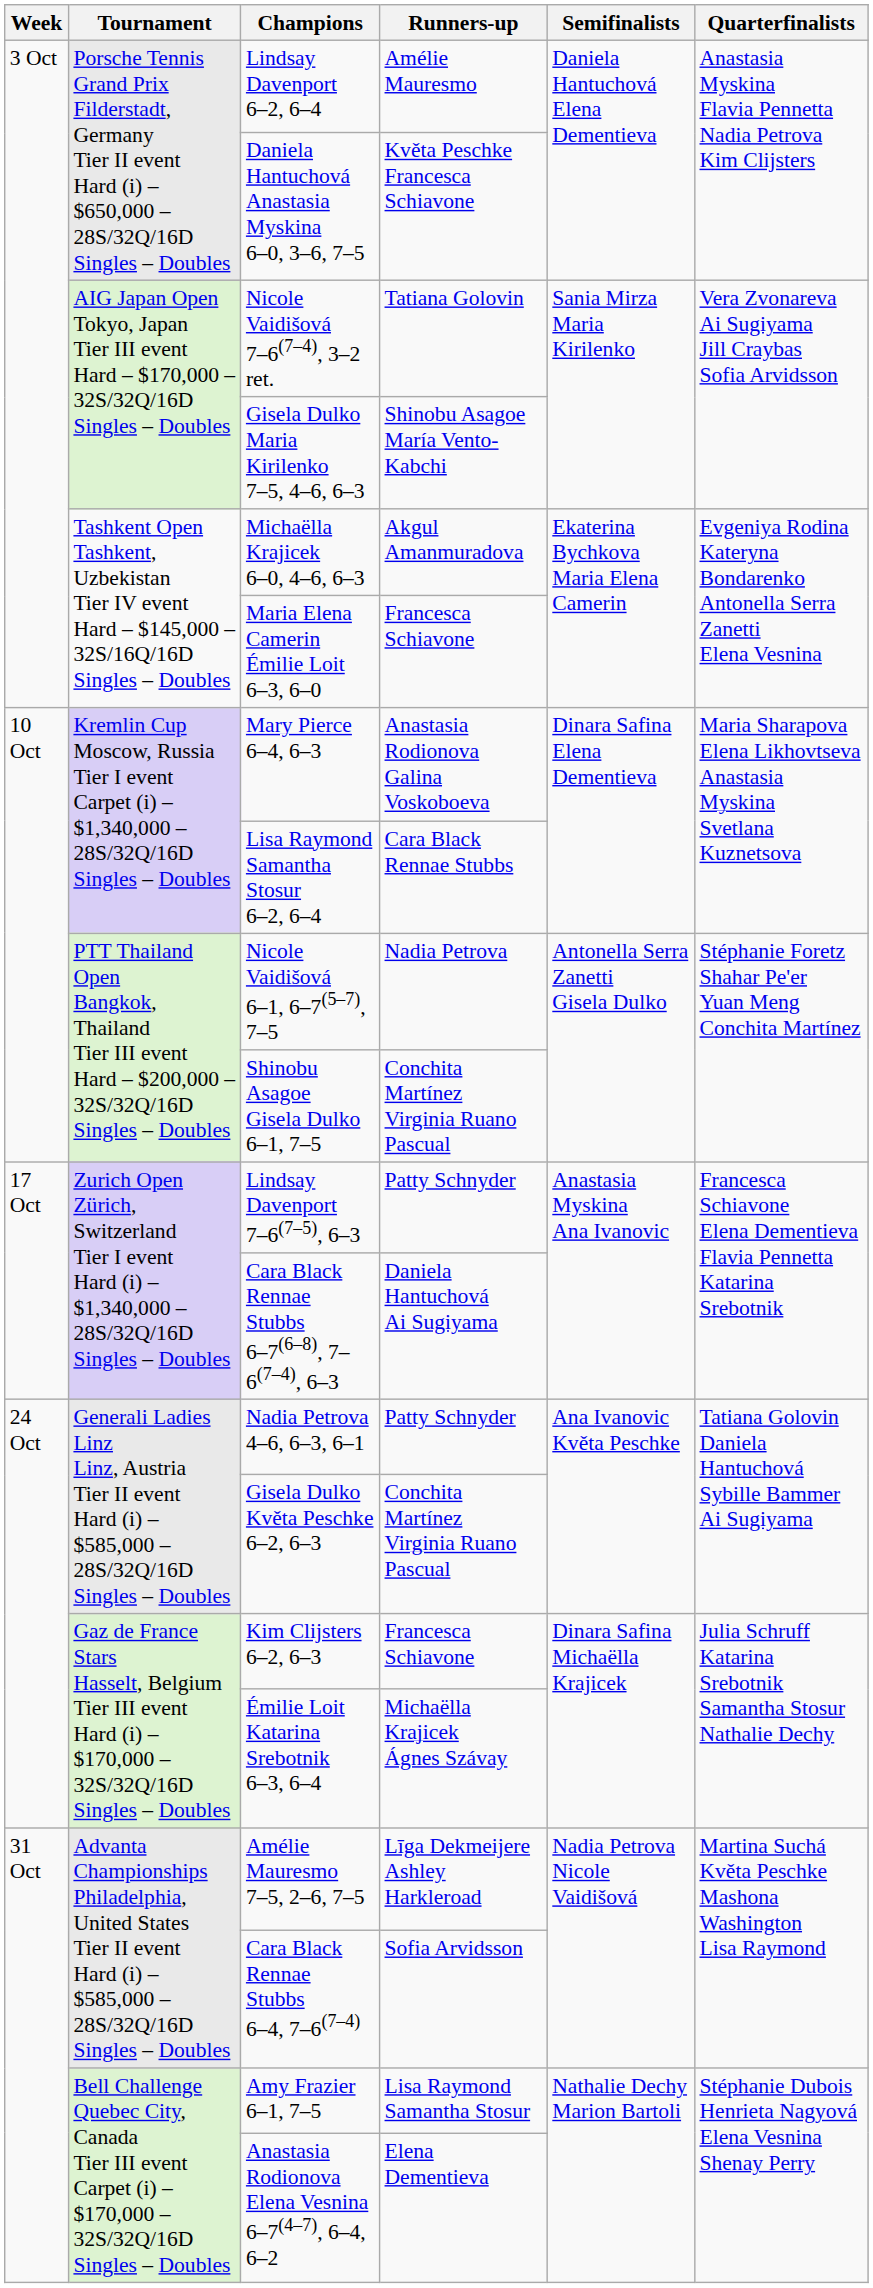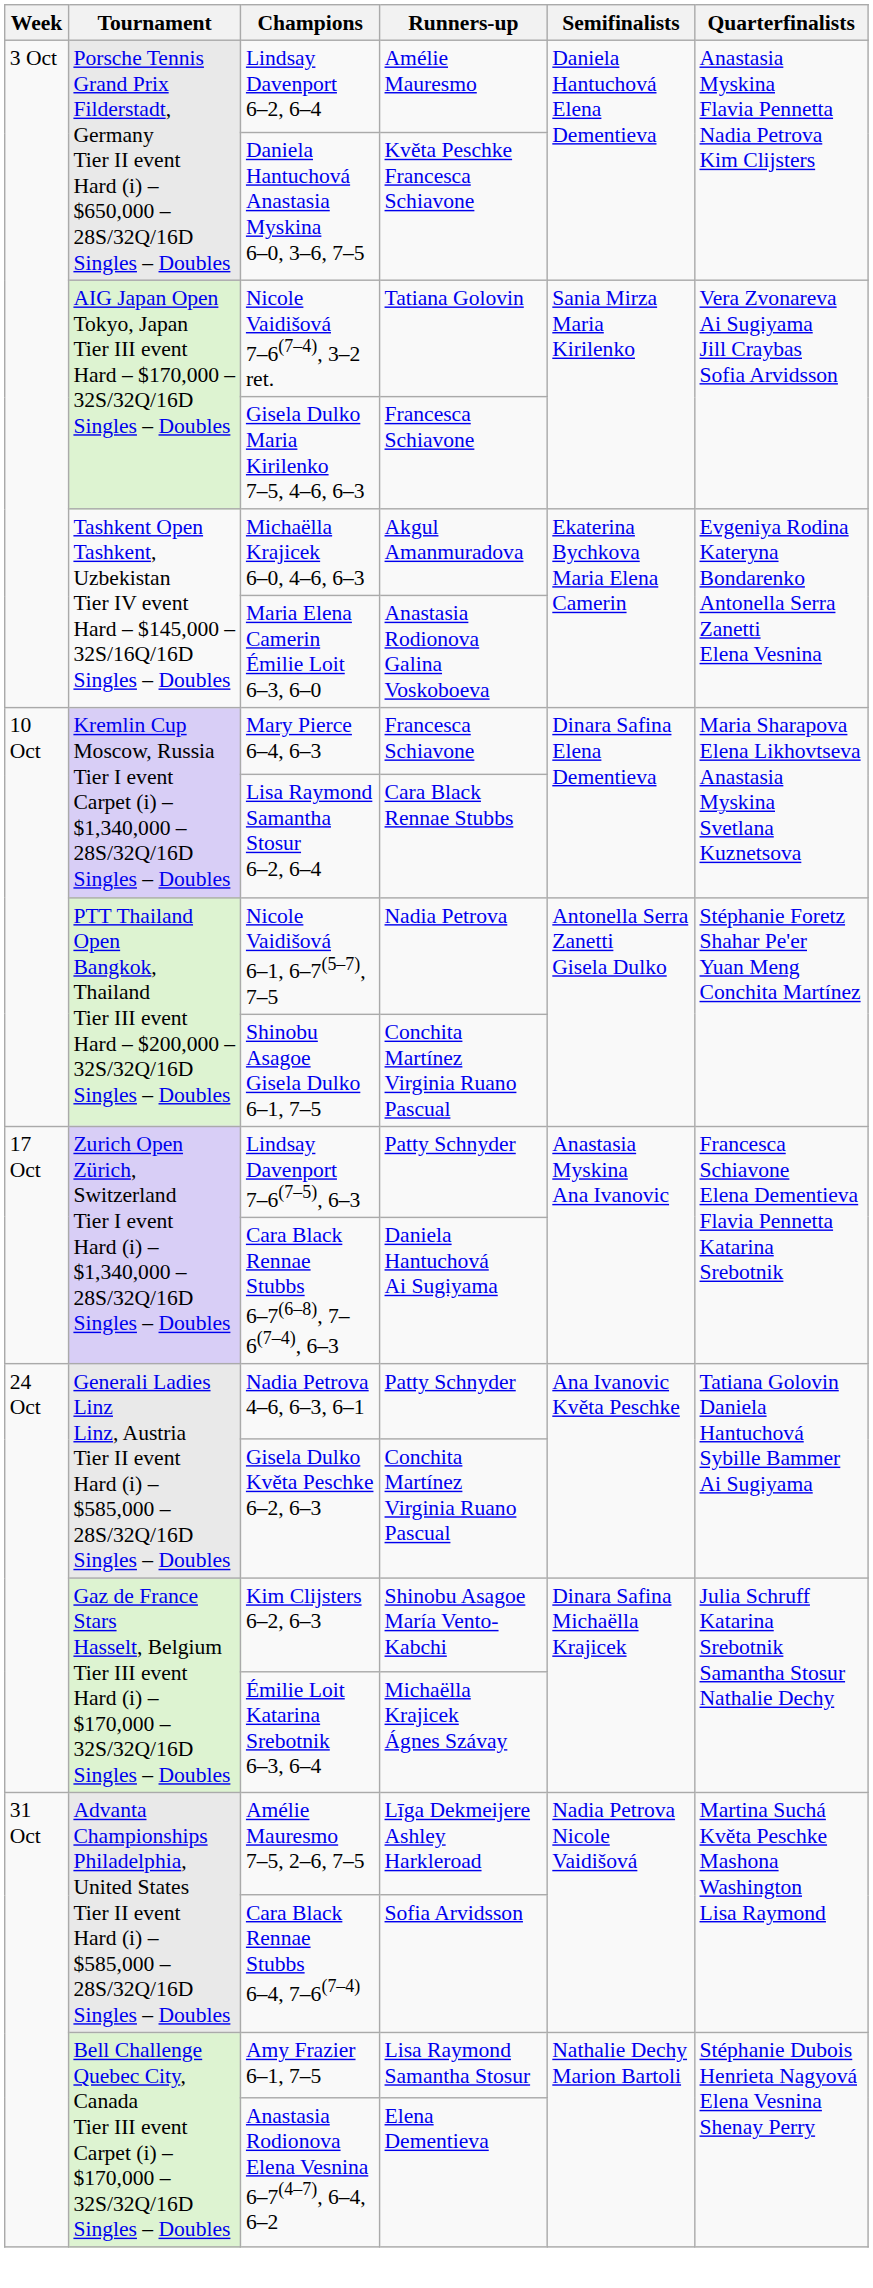(455, 440) Shinobu Asagoe María Vento-Kabchi -> (429, 427) Francesca Schiavone
(429, 626) Francesca Schiavone -> (437, 652) Anastasia Rodionova Galina Voskoboeva
(437, 764) Anastasia Rodionova Galina Voskoboeva -> (429, 738) Francesca Schiavone
(429, 1644) Francesca Schiavone -> (455, 1621) Shinobu Asagoe María Vento-Kabchi
